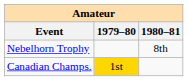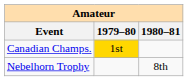rows swapped: (48, 48) <-> (49, 66)
